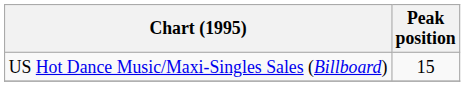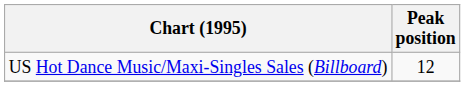(426, 66) 15 -> (426, 66) 12
